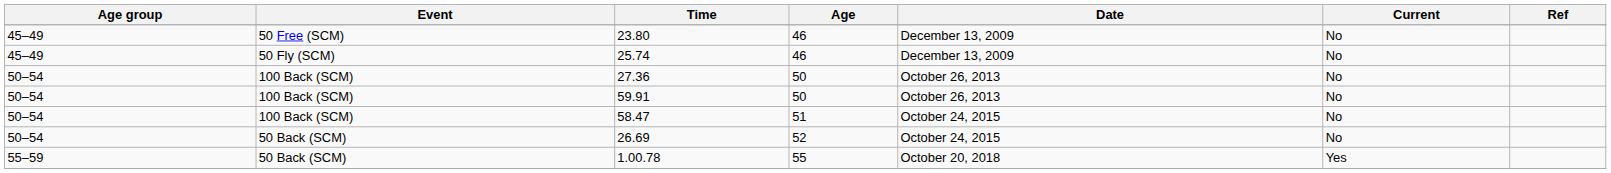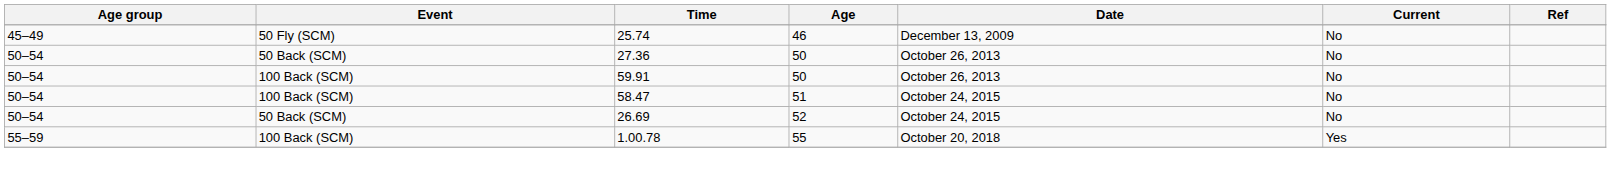- row: (634, 35)
(306, 76) 100 Back (SCM) -> (302, 56) 50 Back (SCM)
(302, 158) 50 Back (SCM) -> (306, 138) 100 Back (SCM)
